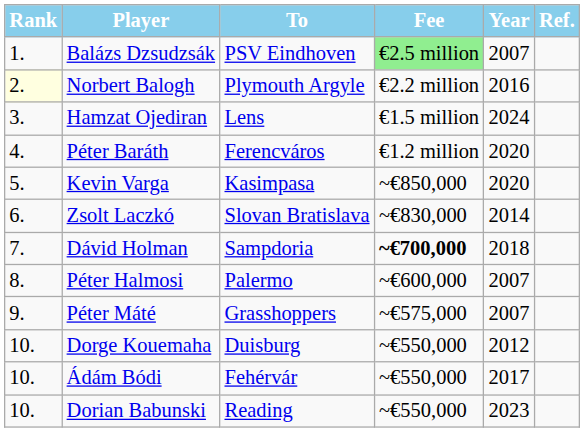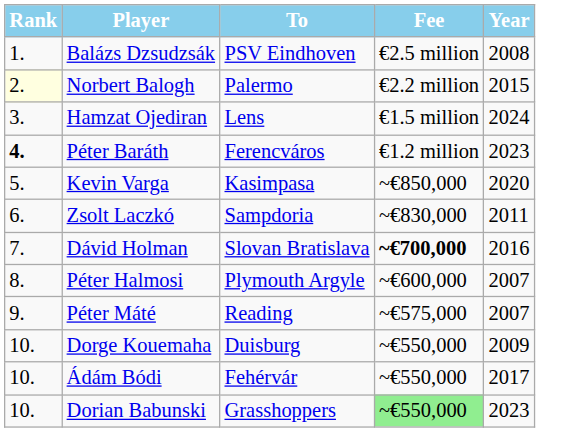- column: (557, 20)
(429, 53) lightgreen background -> (429, 53) no background
(509, 53) 2007 -> (509, 53) 2008
(295, 85) Plymouth Argyle -> (259, 85) Palermo
(509, 85) 2016 -> (509, 85) 2015
(17, 150) normal -> (17, 150) bold
(509, 150) 2020 -> (509, 150) 2023
(297, 215) Slovan Bratislava -> (269, 215) Sampdoria
(509, 215) 2014 -> (509, 215) 2011
(269, 248) Sampdoria -> (297, 248) Slovan Bratislava
(509, 248) 2018 -> (509, 248) 2016
(259, 280) Palermo -> (295, 280) Plymouth Argyle
(280, 313) Grasshoppers -> (259, 313) Reading
(509, 345) 2012 -> (509, 345) 2009
(259, 410) Reading -> (280, 410) Grasshoppers
(423, 410) no background -> (423, 410) lightgreen background
